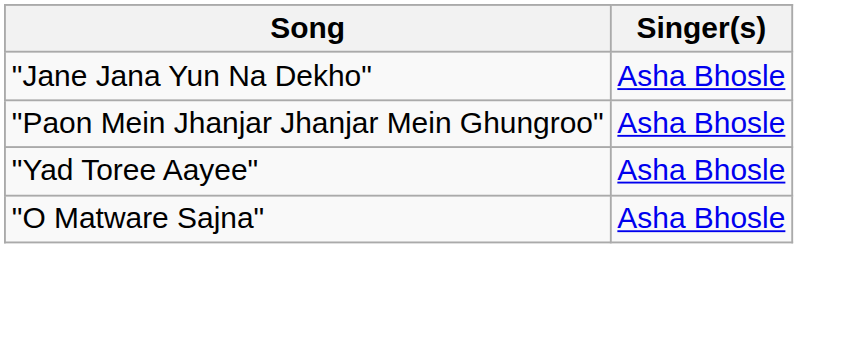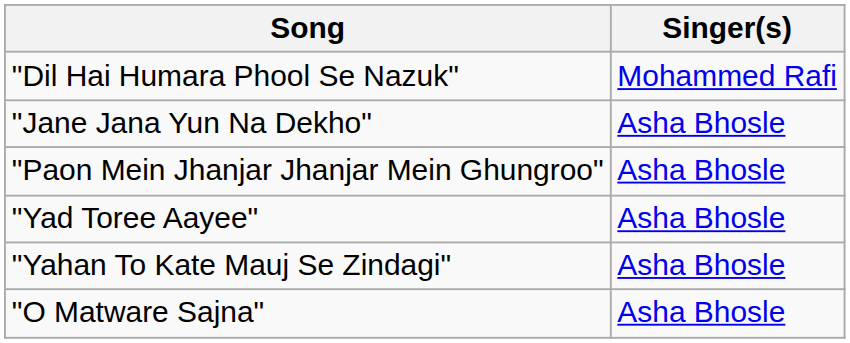+ row: (235, 75)
+ row: (231, 265)
